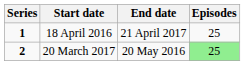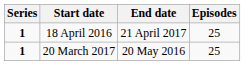(22, 51) 2 -> (22, 51) 1
(214, 51) lightgreen background -> (214, 51) no background
